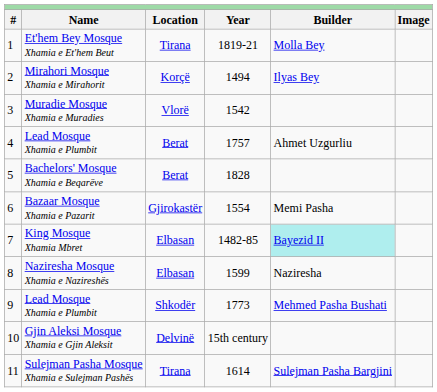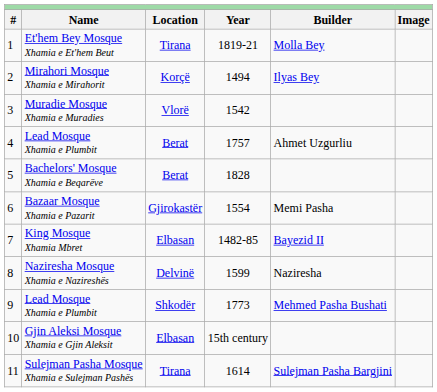(299, 240) paleturquoise background -> (299, 240) no background
(175, 273) Elbasan -> (175, 273) Delvinë
(175, 338) Delvinë -> (175, 338) Elbasan
